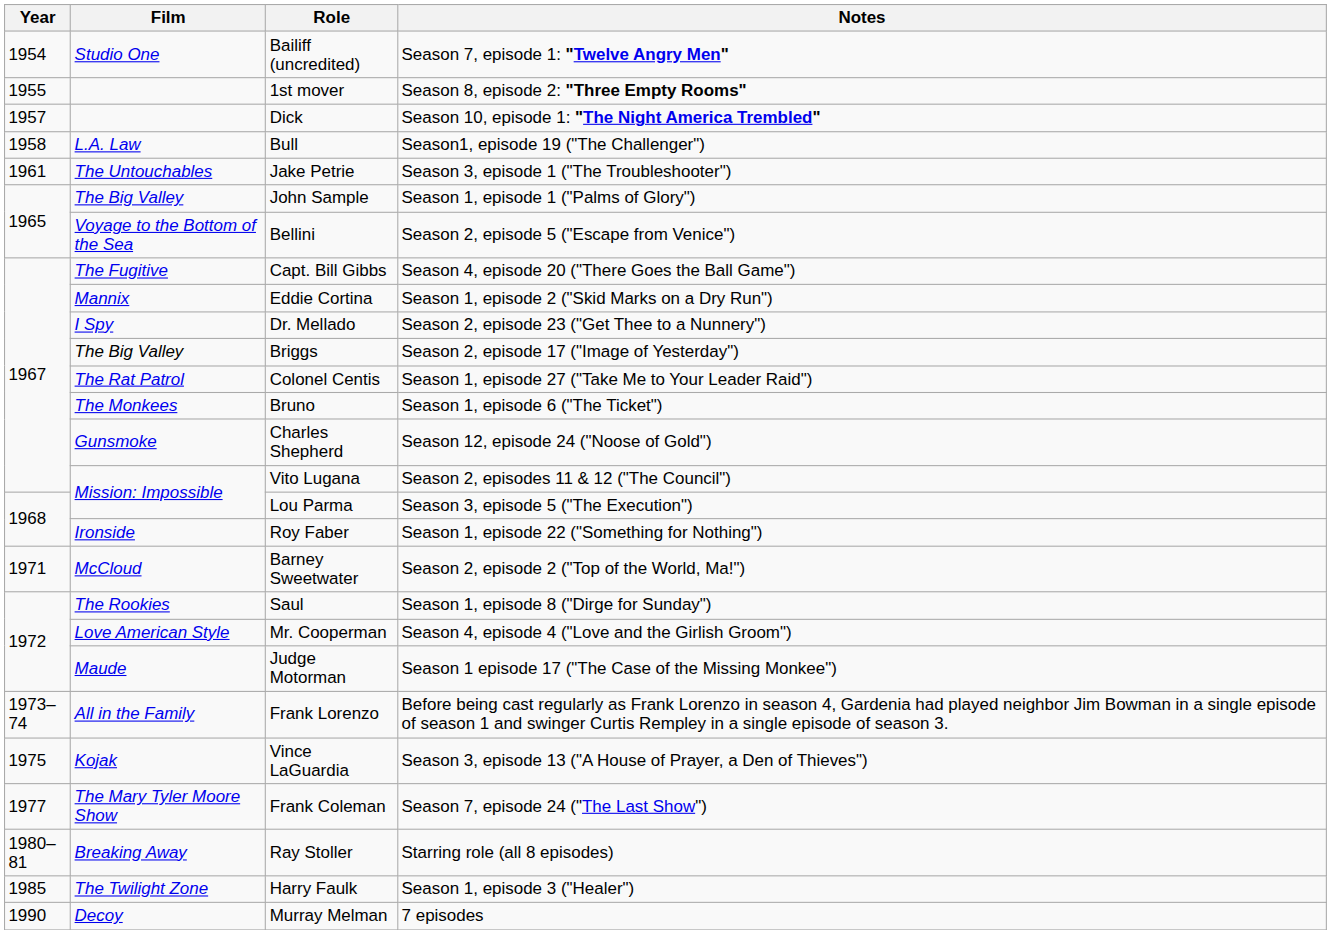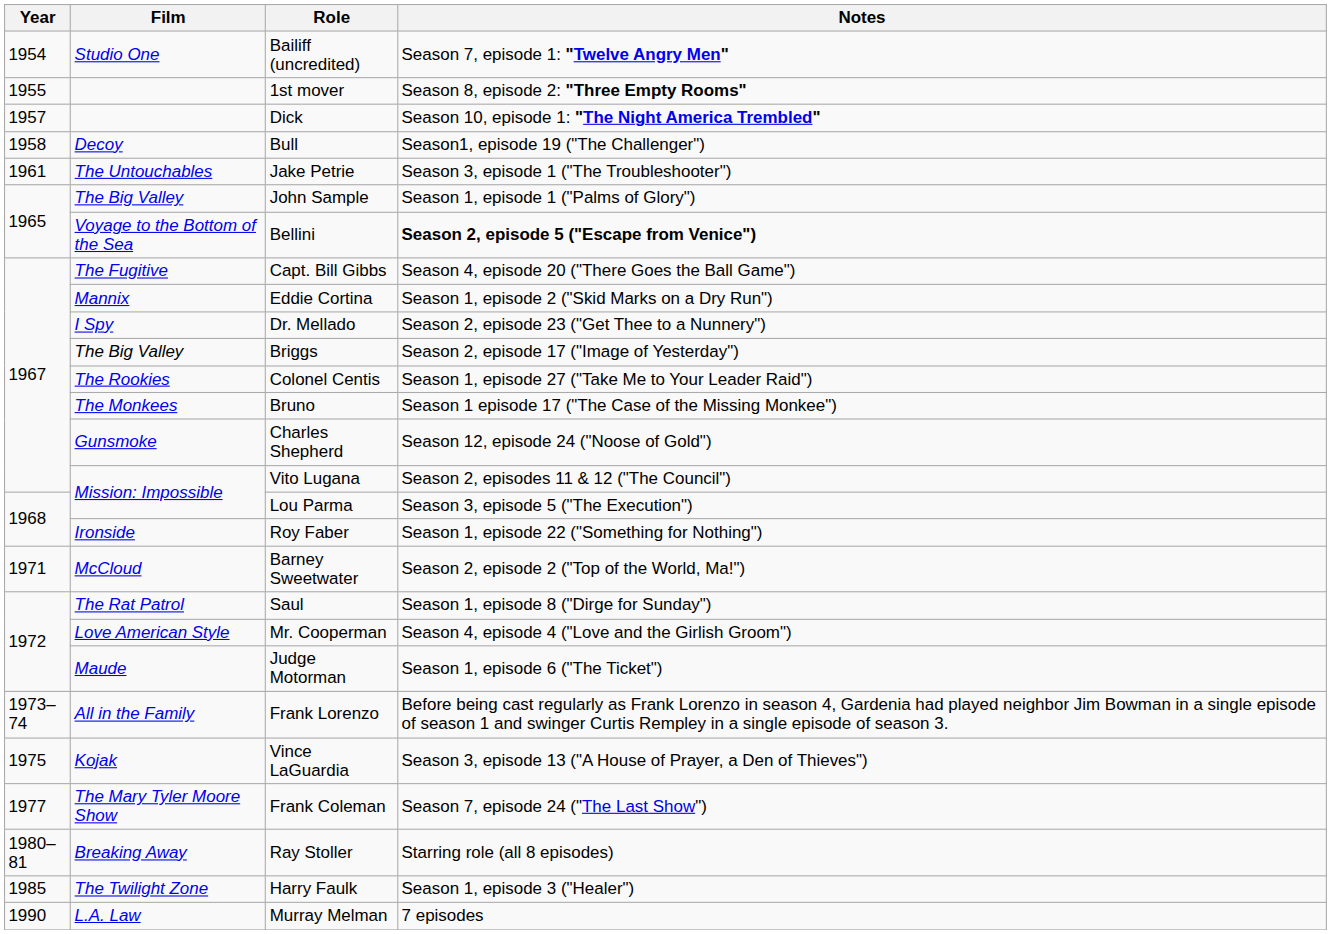(108, 144) L.A. Law -> (99, 144) Decoy
(568, 234) normal -> (579, 234) bold
(129, 378) The Rat Patrol -> (122, 378) The Rookies
(532, 405) Season 1, episode 6 ("The Ticket") -> (619, 405) Season 1 episode 17 ("The Case of the Missing Monkee")
(122, 605) The Rookies -> (129, 605) The Rat Patrol
(619, 668) Season 1 episode 17 ("The Case of the Missing Monkee") -> (532, 668) Season 1, episode 6 ("The Ticket")
(99, 915) Decoy -> (108, 915) L.A. Law
